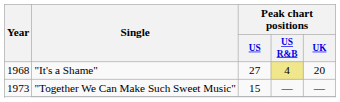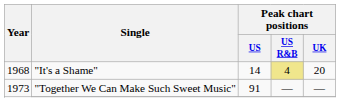(255, 70) 27 -> (255, 70) 14
(255, 88) 15 -> (255, 88) 91
